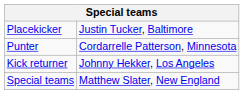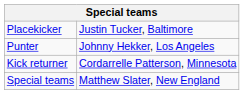(158, 47) Cordarrelle Patterson, Minnesota -> (147, 47) Johnny Hekker, Los Angeles
(147, 64) Johnny Hekker, Los Angeles -> (158, 64) Cordarrelle Patterson, Minnesota
